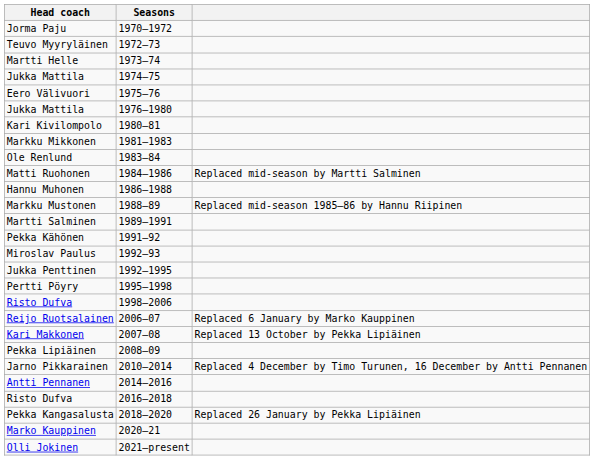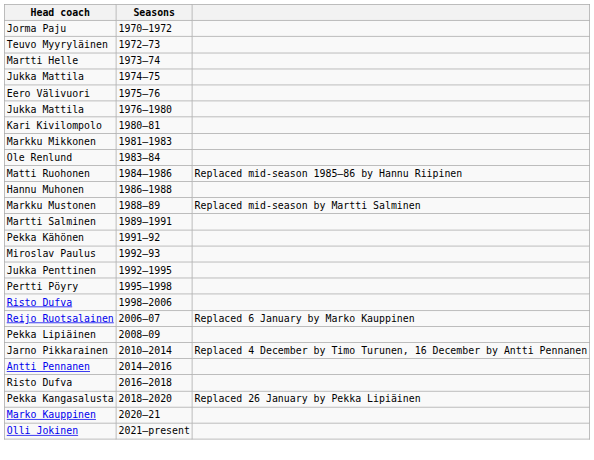(308, 173) Replaced mid-season by Martti Salminen -> (328, 173) Replaced mid-season 1985–86 by Hannu Riipinen
(328, 206) Replaced mid-season 1985–86 by Hannu Riipinen -> (308, 206) Replaced mid-season by Martti Salminen
- row: (45, 334)
